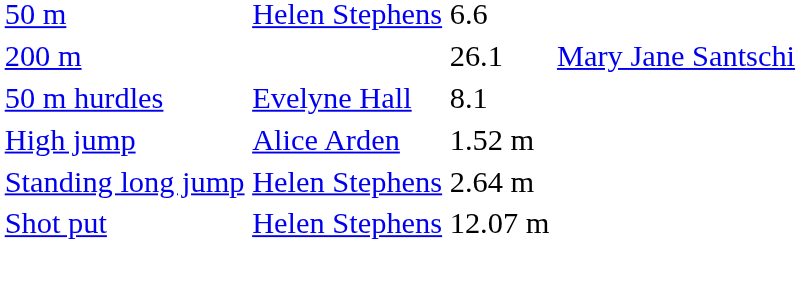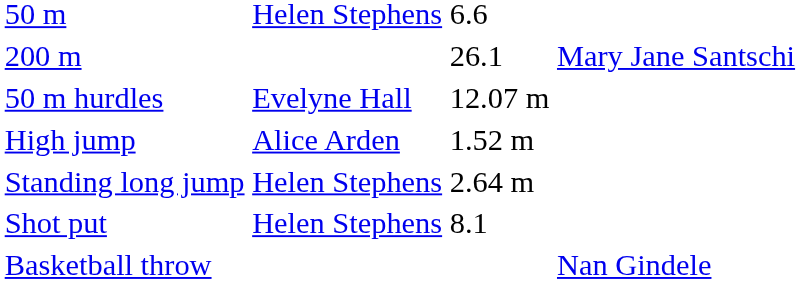(469, 97) 8.1 -> (500, 97) 12.07 m
(500, 223) 12.07 m -> (469, 223) 8.1
+ row: (108, 265)
